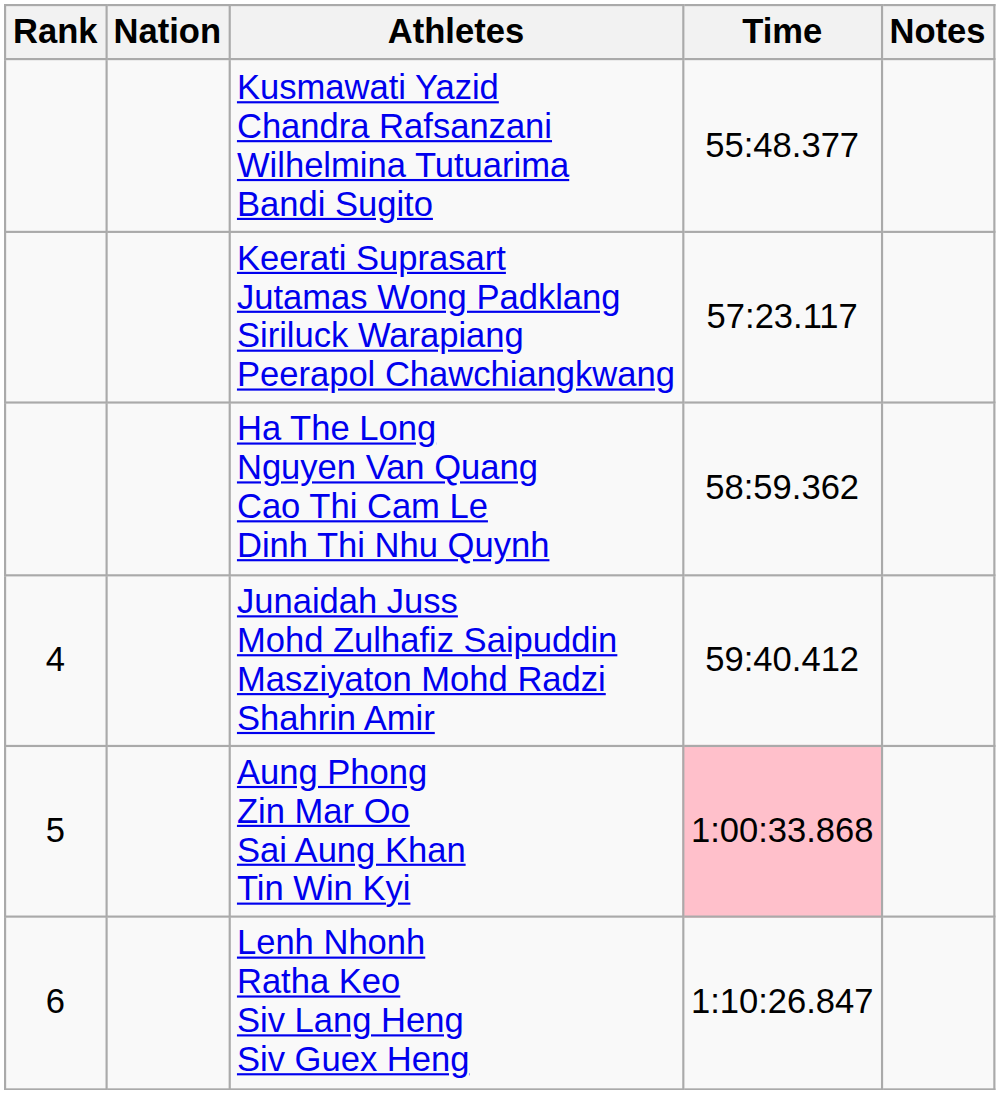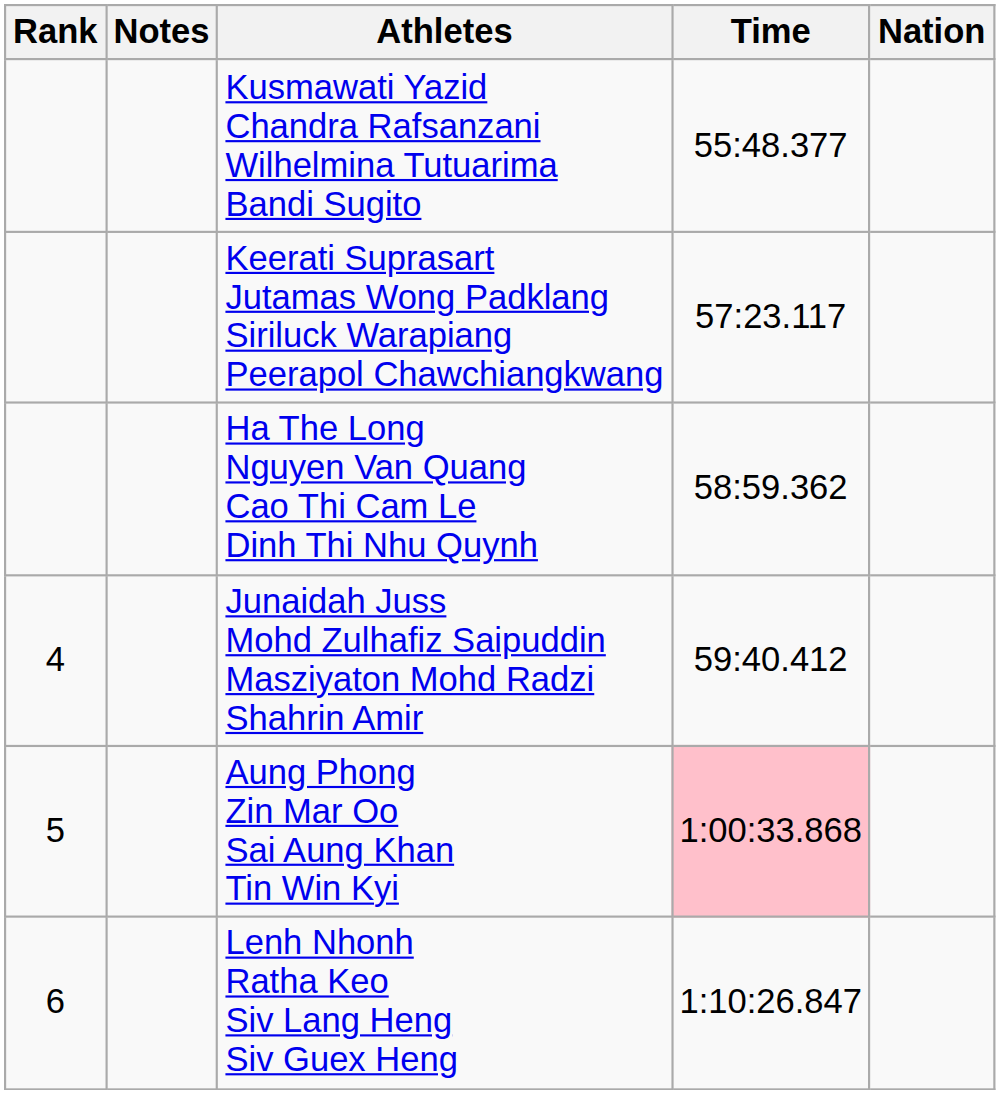columns swapped: (167, 31) <-> (937, 31)
